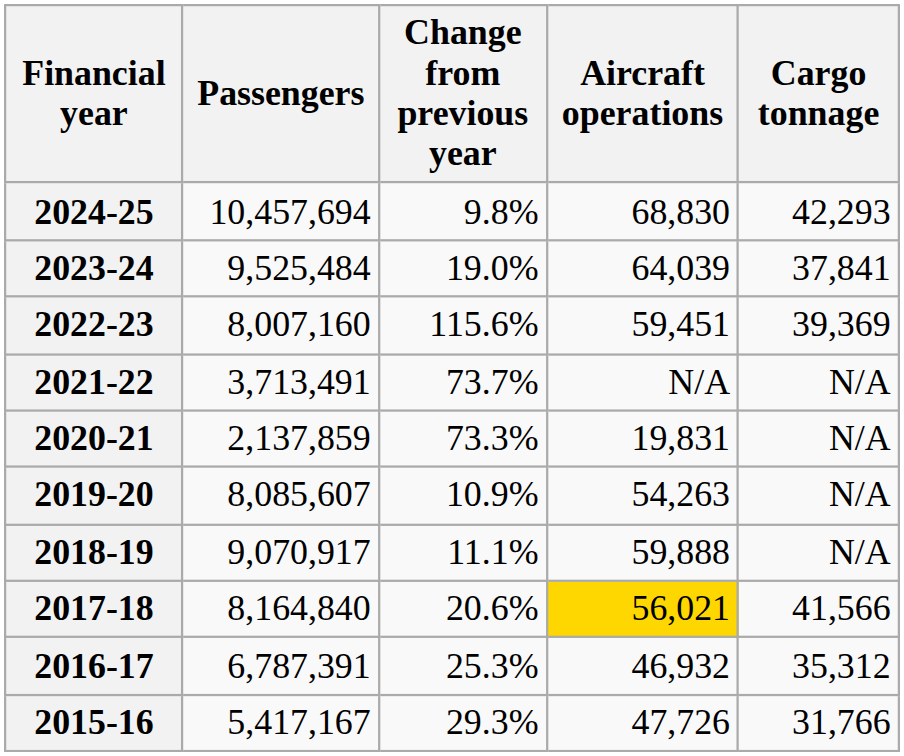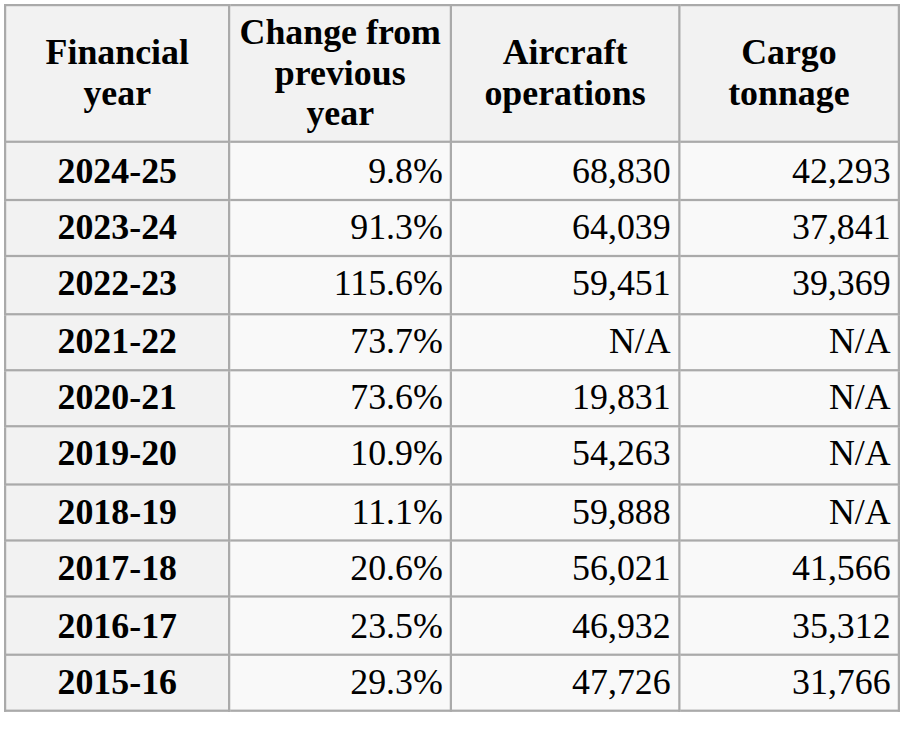- column: (281, 93)
(492, 267) 19.0% -> (397, 227) 91.3%
(492, 438) 73.3% -> (397, 397) 73.6%
(681, 608) gold background -> (621, 568) no background
(492, 665) 25.3% -> (397, 625) 23.5%
